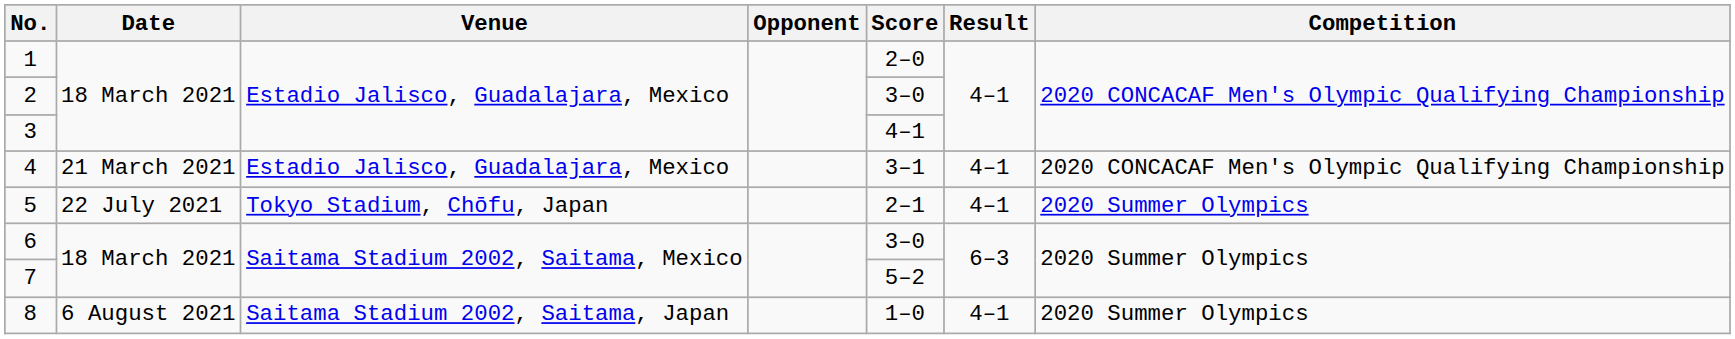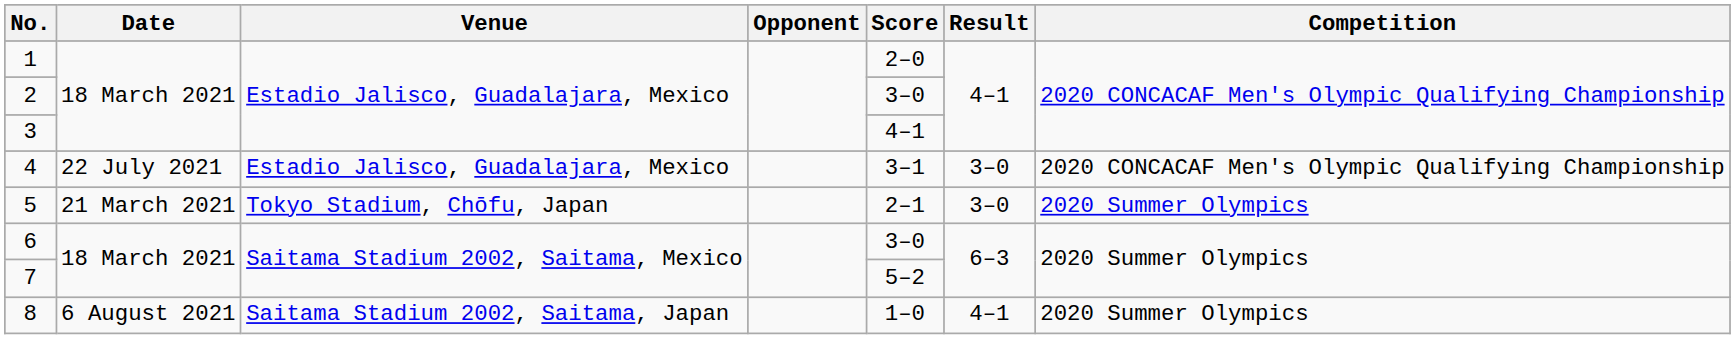(148, 169) 21 March 2021 -> (142, 169) 22 July 2021
(989, 169) 4–1 -> (989, 169) 3–0
(142, 205) 22 July 2021 -> (148, 205) 21 March 2021
(989, 205) 4–1 -> (989, 205) 3–0
